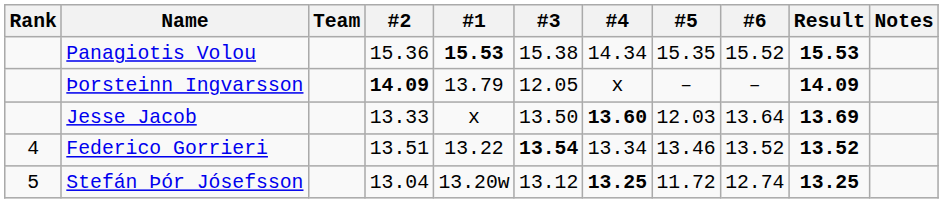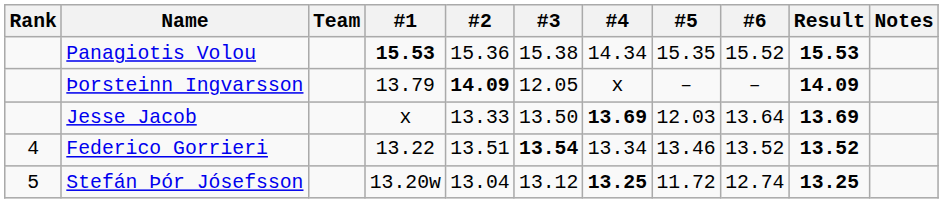columns swapped: (474, 21) <-> (399, 21)
(617, 117) 13.60 -> (617, 117) 13.69
